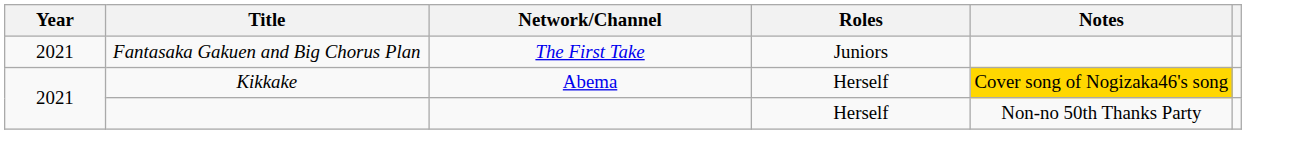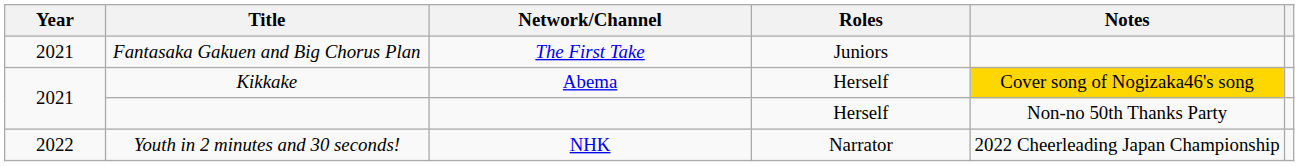+ row: (267, 144)
